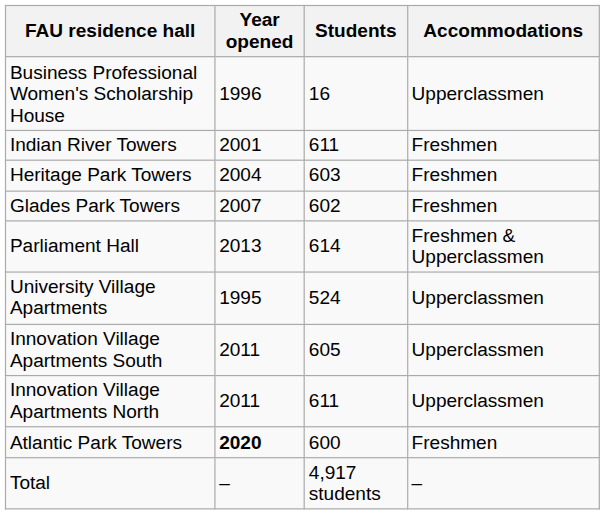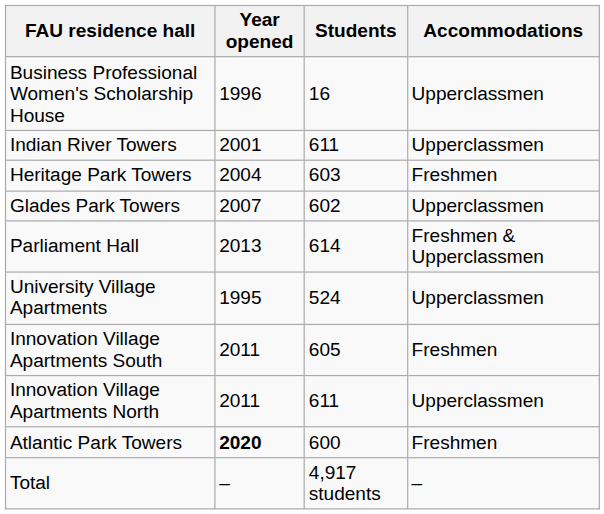(454, 145) Freshmen -> (478, 145) Upperclassmen
(454, 205) Freshmen -> (478, 205) Upperclassmen
(478, 349) Upperclassmen -> (454, 349) Freshmen
